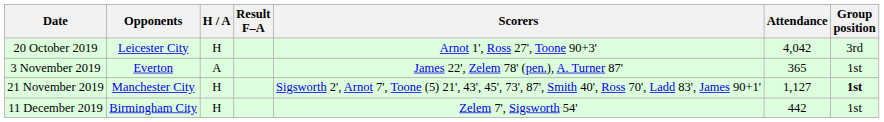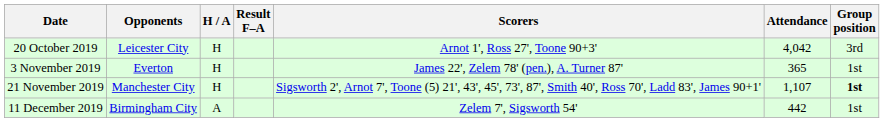(217, 68) A -> (217, 68) H
(797, 87) 1,127 -> (797, 87) 1,107
(217, 107) H -> (217, 107) A
